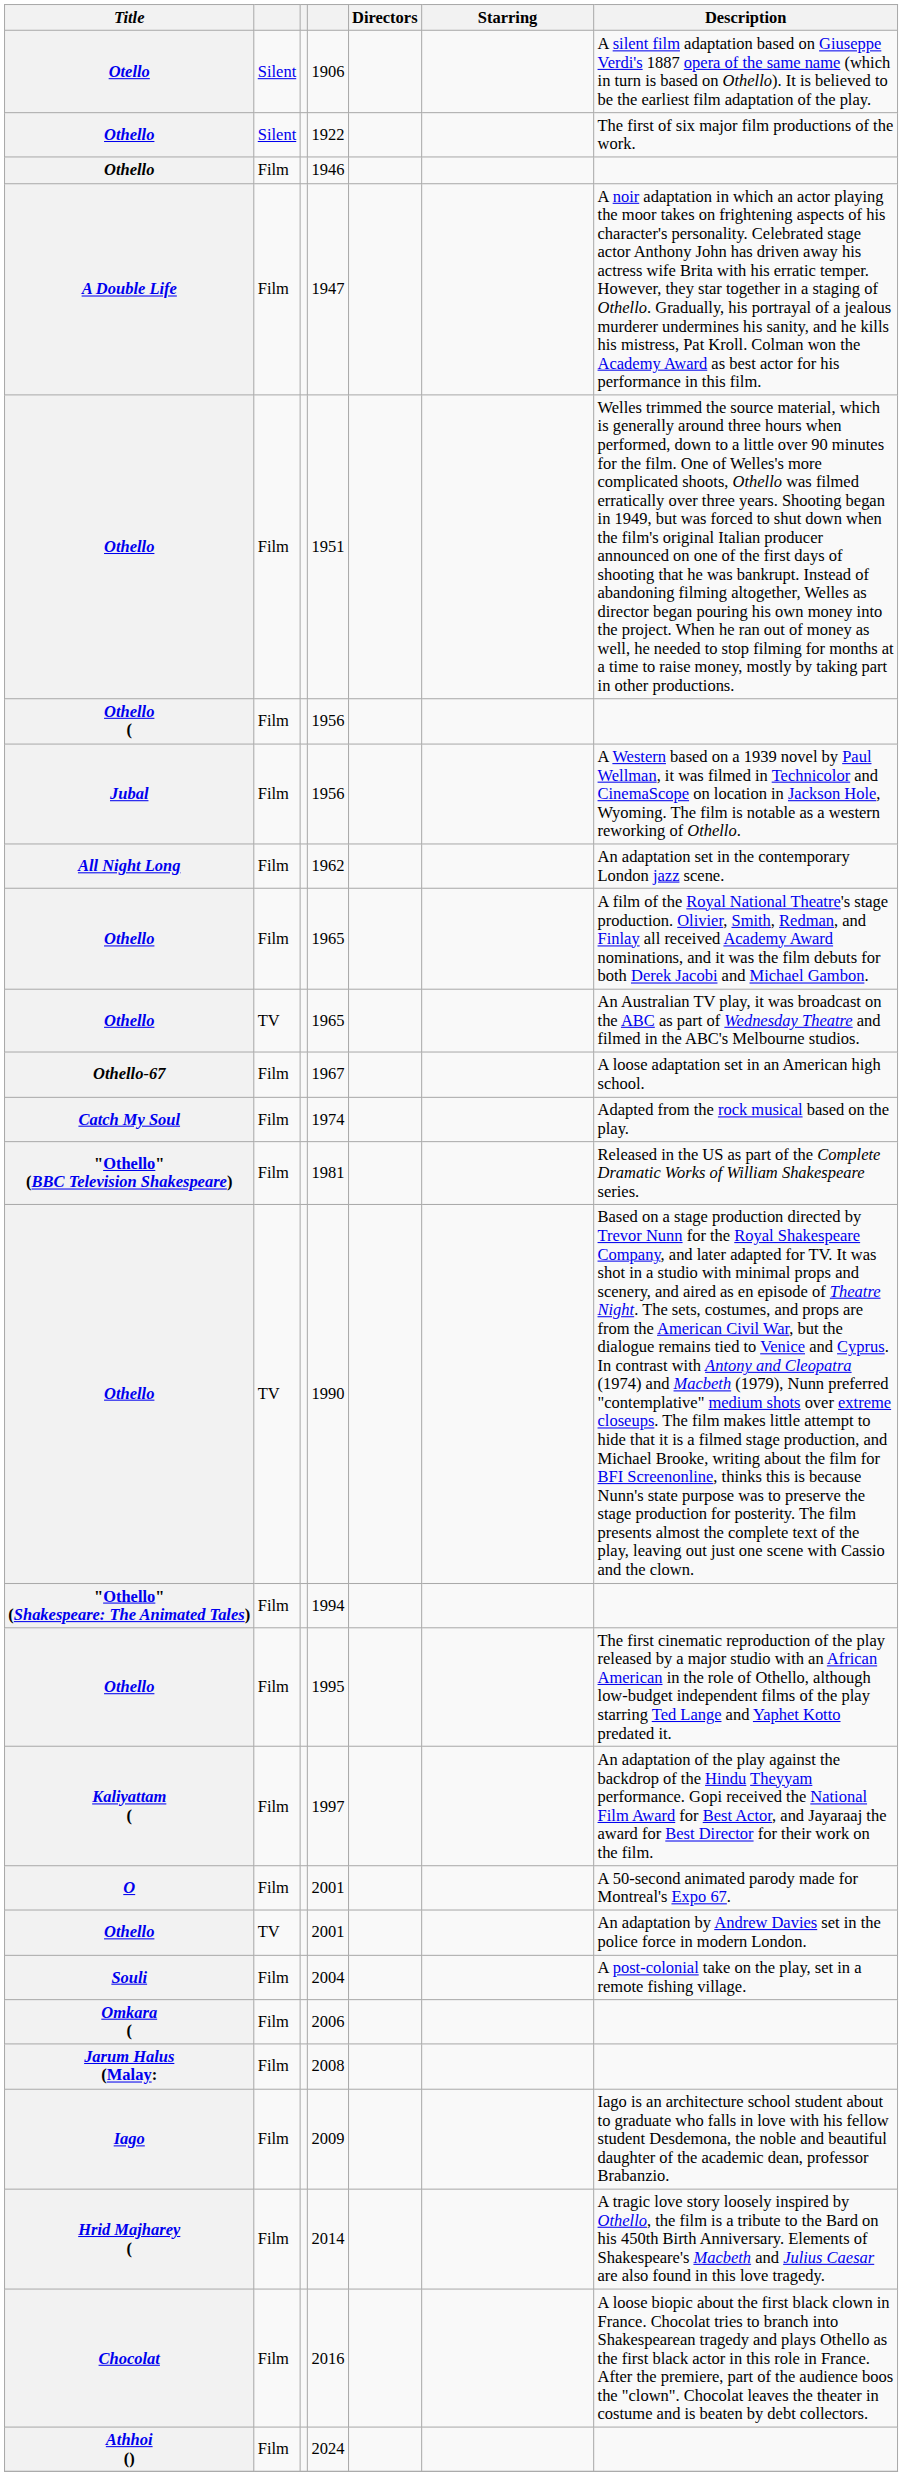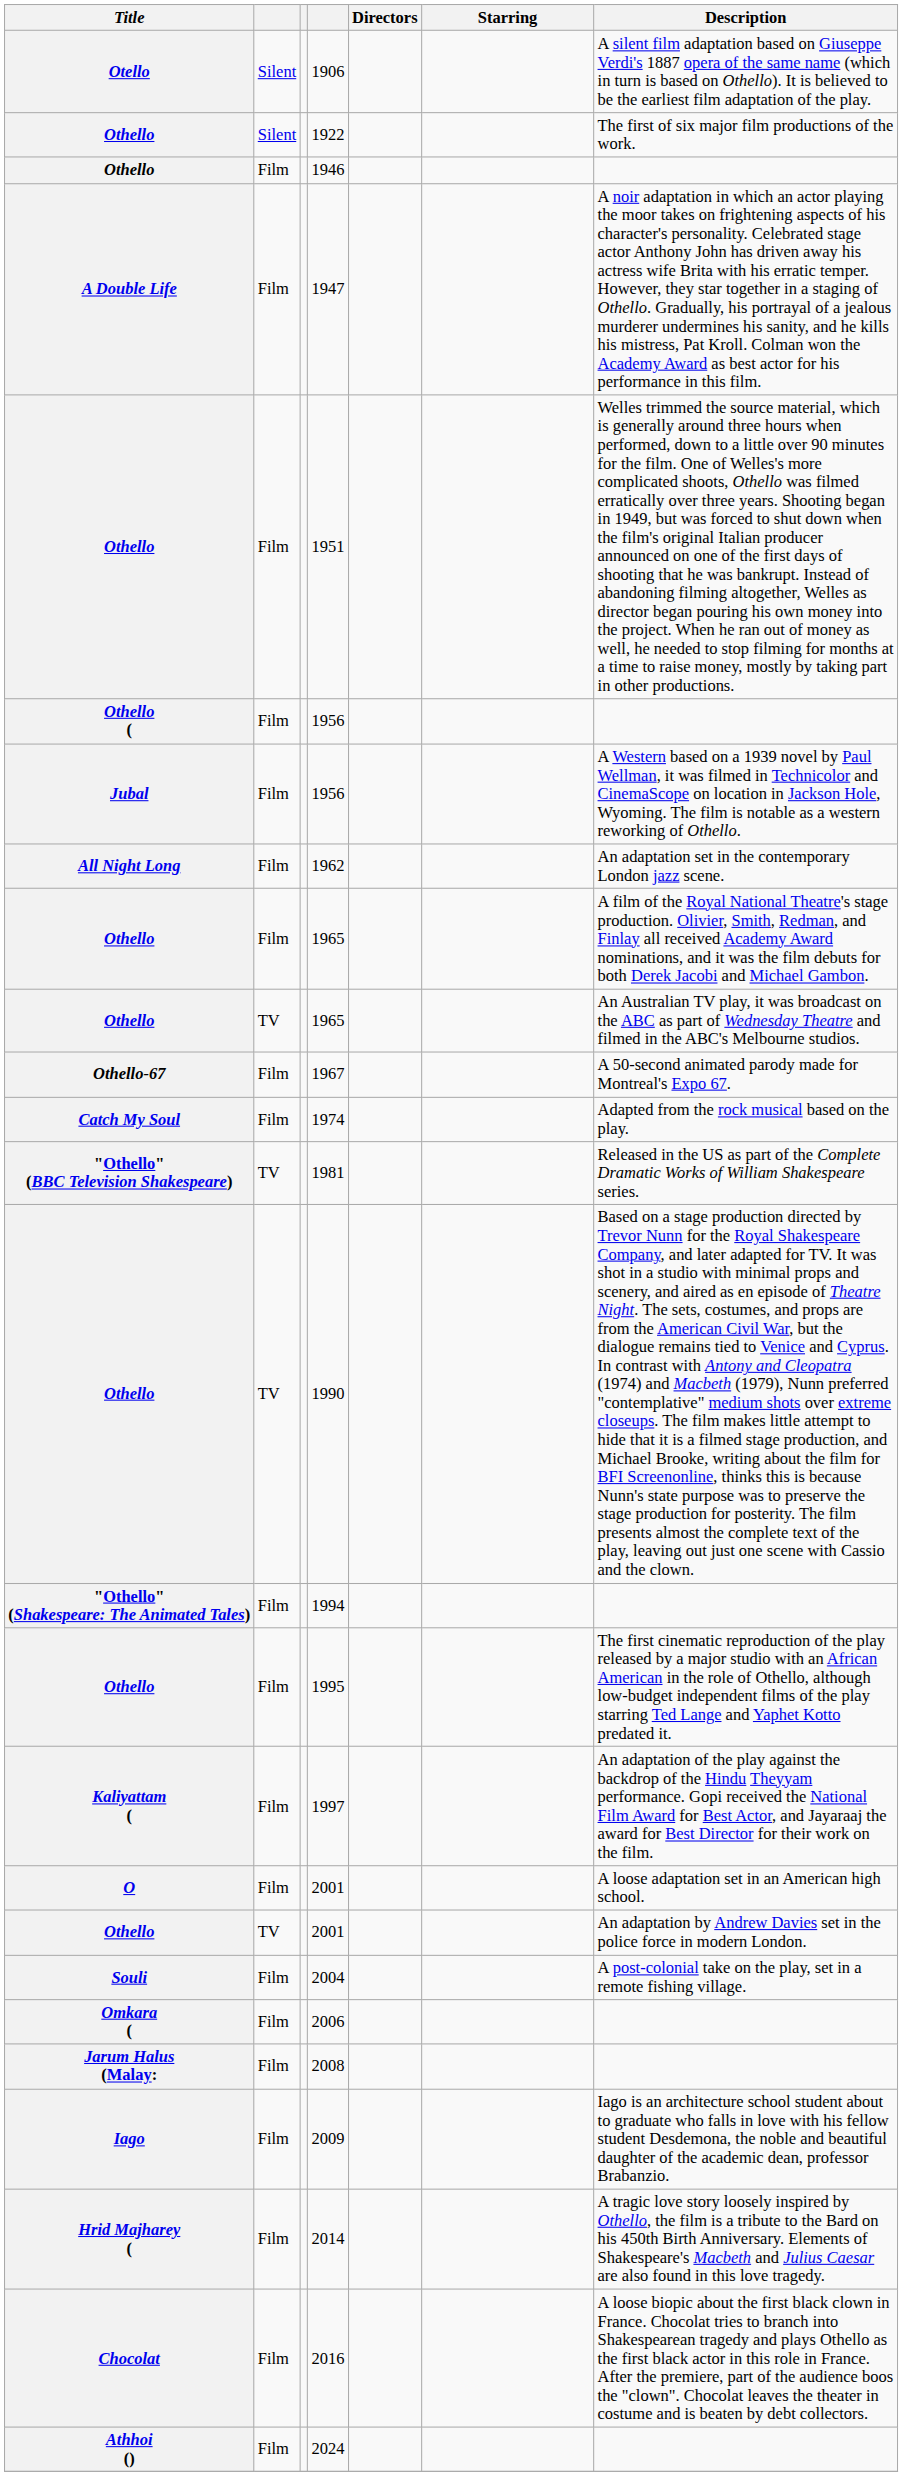(739, 1074) A loose adaptation set in an American high school. -> (728, 1074) A 50-second animated parody made for Montreal's Expo 67.
(273, 1173) Film -> (269, 1173) TV
(728, 1887) A 50-second animated parody made for Montreal's Expo 67. -> (739, 1887) A loose adaptation set in an American high school.
